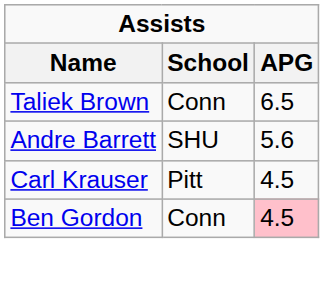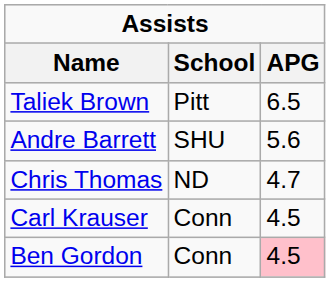(197, 101) Conn -> (191, 101) Pitt
+ row: (86, 179)
(185, 179) Pitt -> (203, 218) Conn
